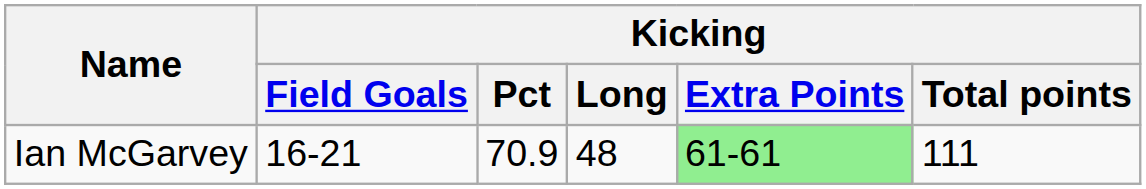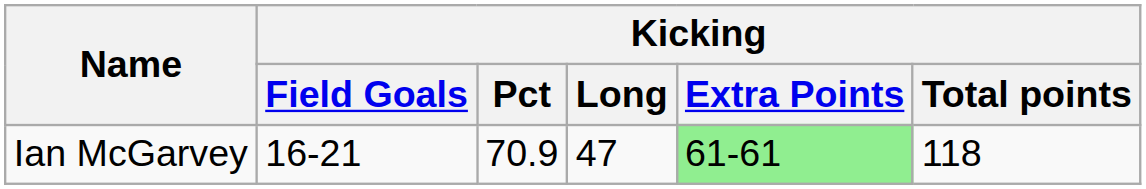(597, 153) 48 -> (597, 153) 47
(950, 153) 111 -> (952, 153) 118
